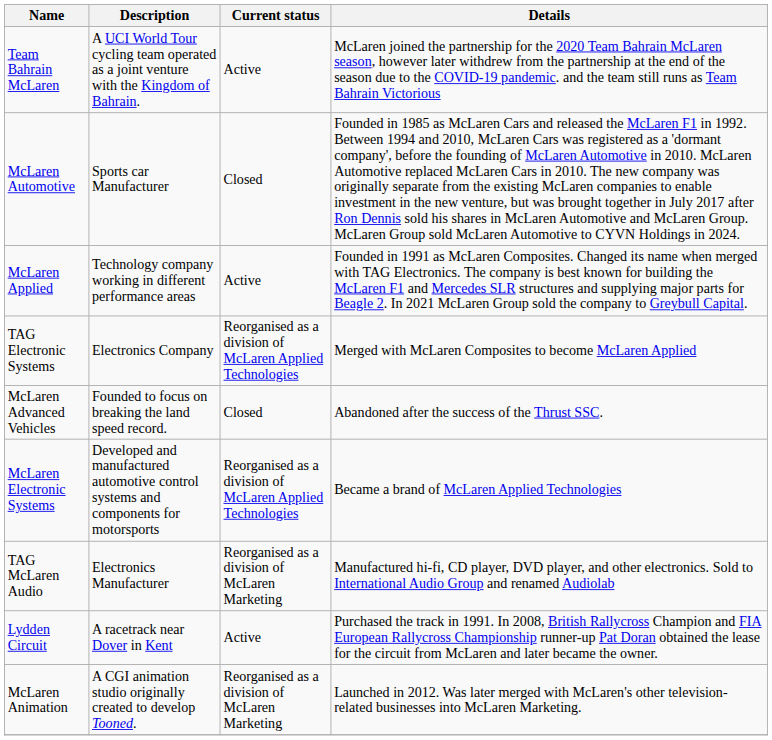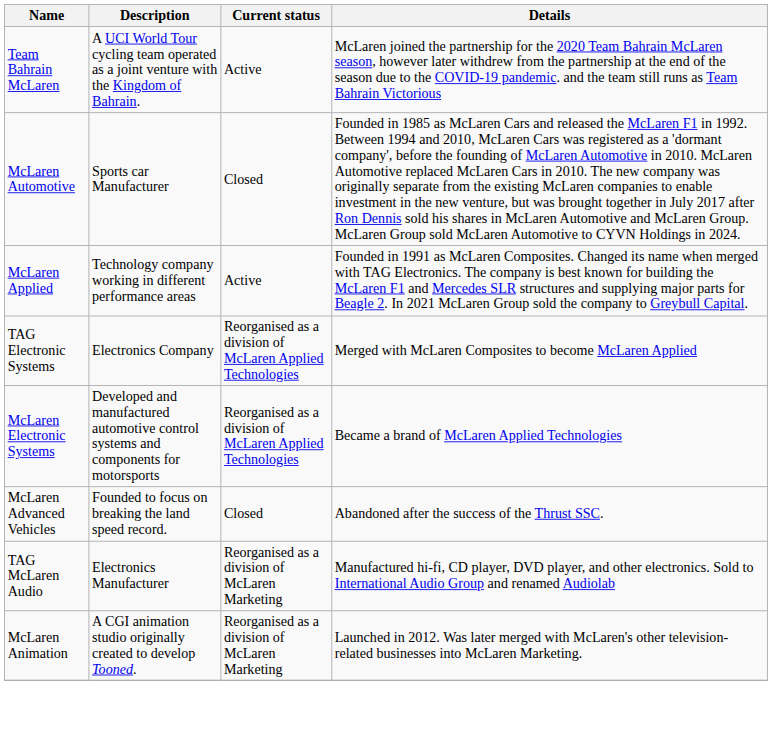rows swapped: (36, 412) <-> (37, 490)
- row: (29, 637)
